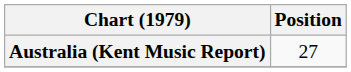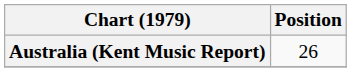(308, 50) 27 -> (308, 50) 26
